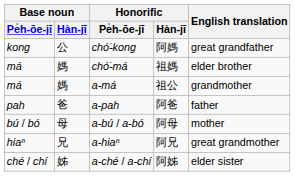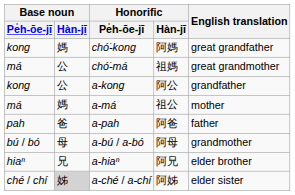(62, 47) 公 -> (62, 47) 媽
(62, 66) 媽 -> (62, 66) 公
(221, 67) elder brother -> (235, 67) great grandmother
+ row: (108, 86)
(221, 86) grandmother -> (208, 105) mother
(208, 124) mother -> (221, 143) grandmother
(235, 143) great grandmother -> (221, 162) elder brother
(62, 161) no background -> (62, 180) lightgrey background
